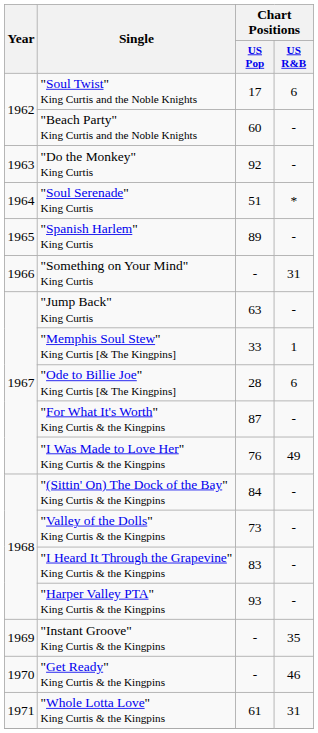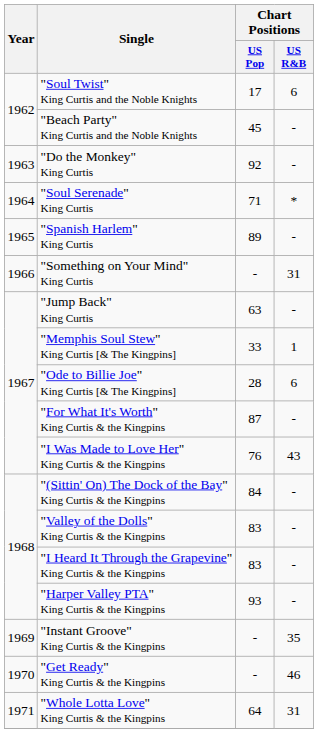(255, 127) 60 -> (255, 127) 45
(255, 200) 51 -> (255, 200) 71
(294, 455) 49 -> (294, 455) 43
(255, 528) 73 -> (255, 528) 83
(255, 710) 61 -> (255, 710) 64
